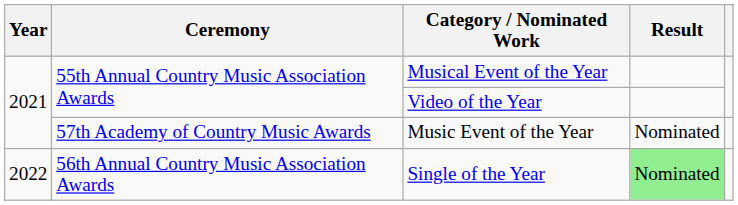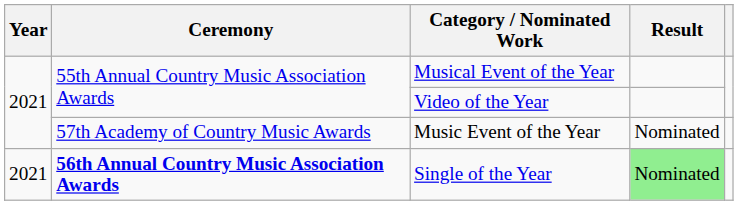(28, 173) 2022 -> (28, 173) 2021
(211, 173) normal -> (220, 173) bold
